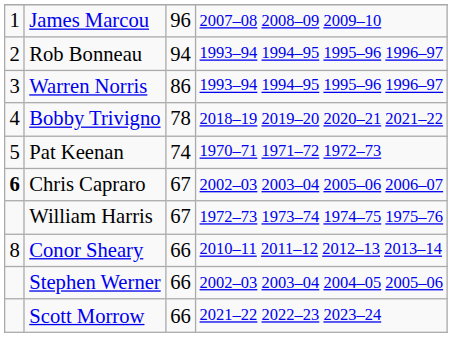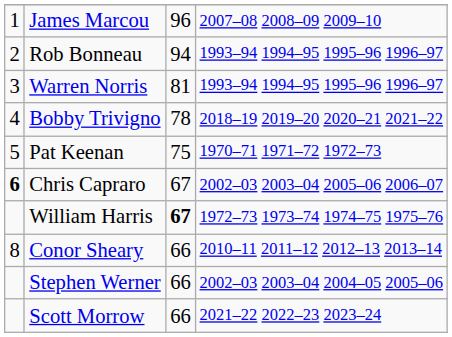(181, 86) 86 -> (181, 86) 81
(181, 151) 74 -> (181, 151) 75
(181, 217) normal -> (181, 217) bold
